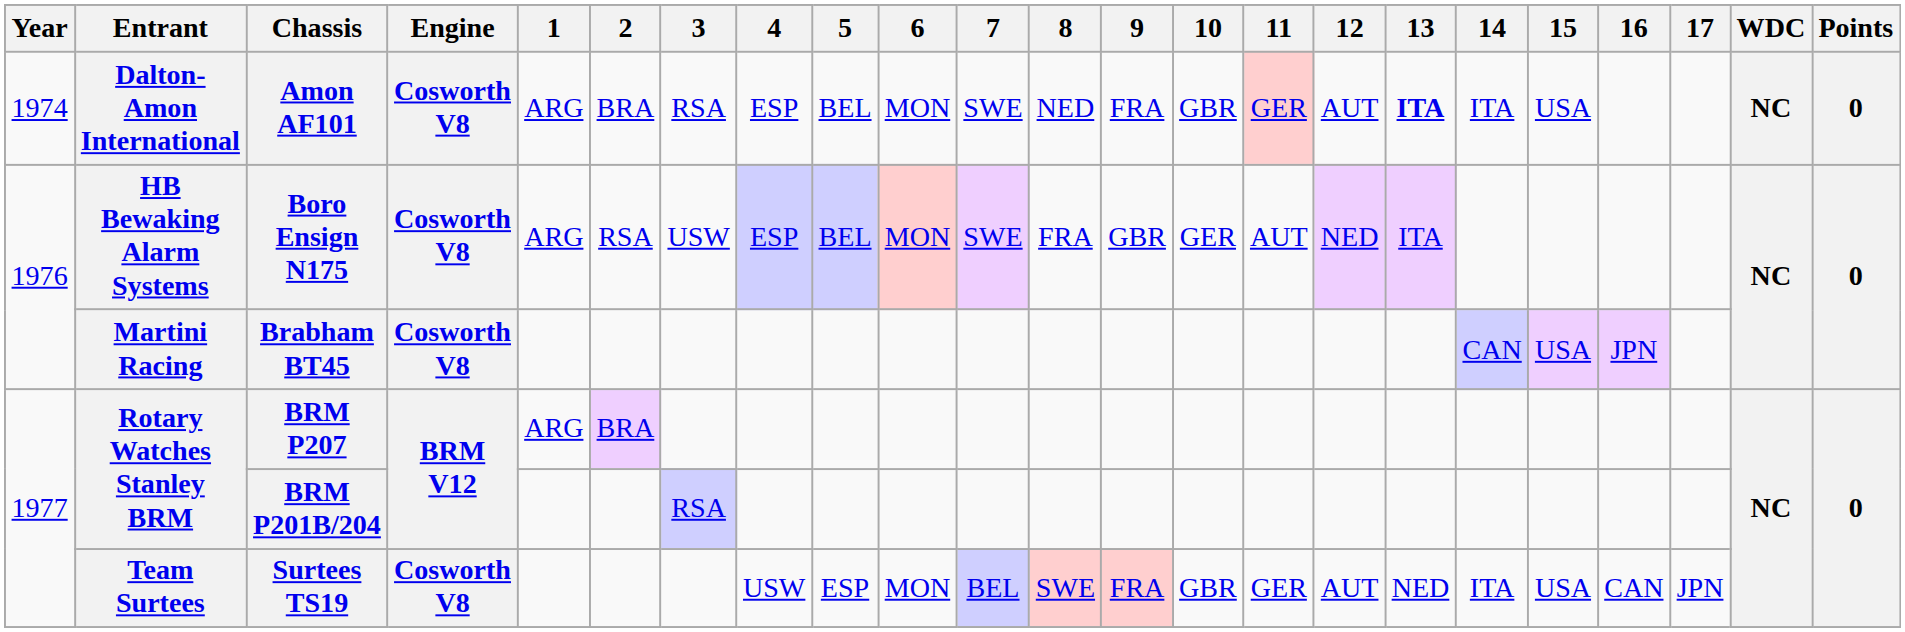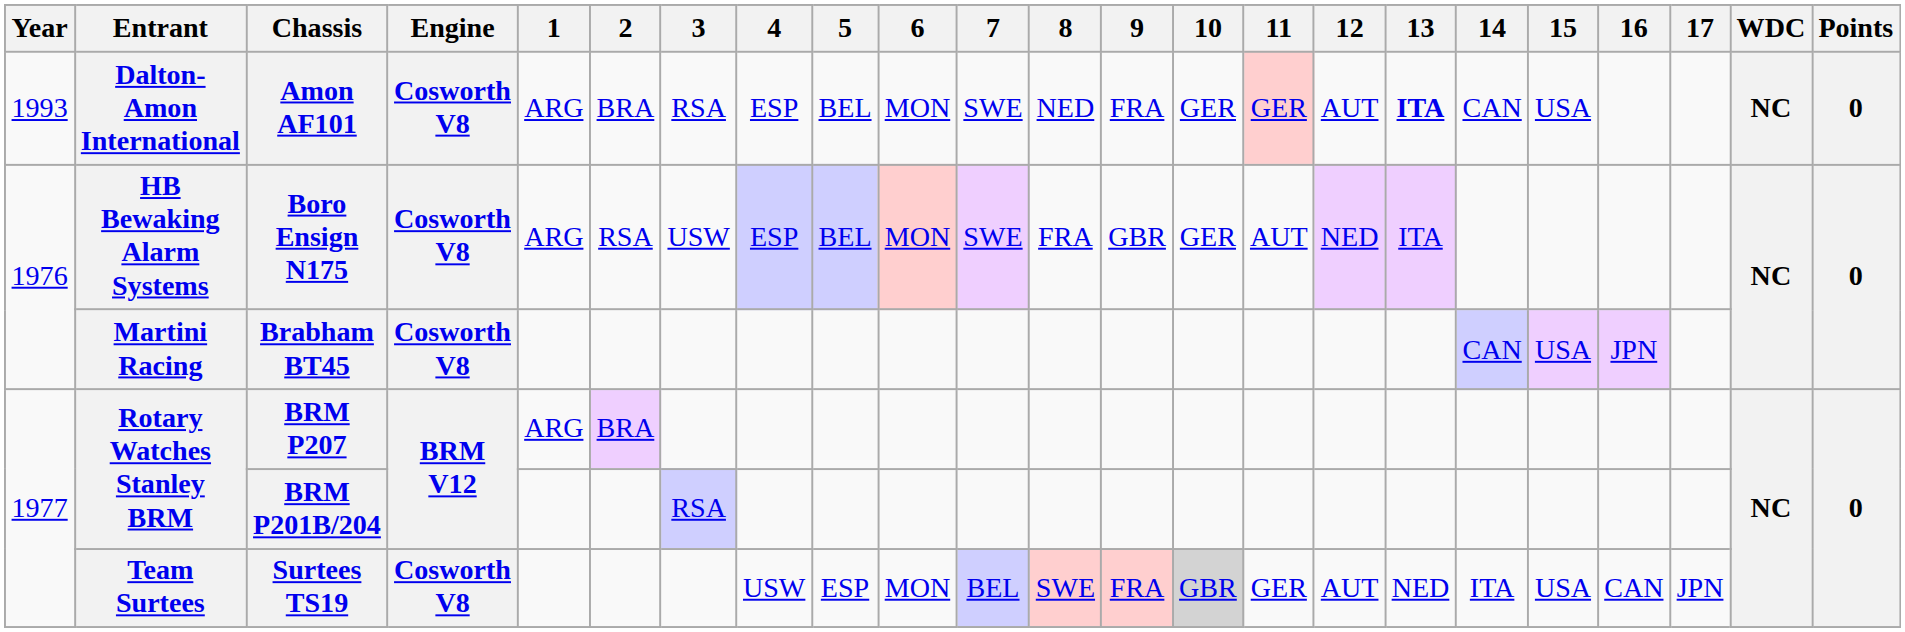(40, 107) 1974 -> (40, 107) 1993
(1208, 107) GBR -> (1208, 107) GER
(1492, 107) ITA -> (1492, 107) CAN
(1208, 587) no background -> (1208, 587) lightgrey background
